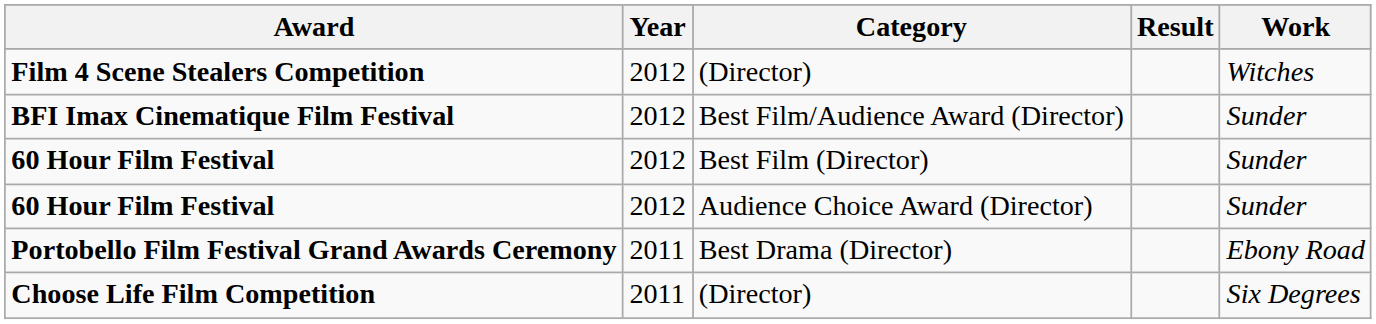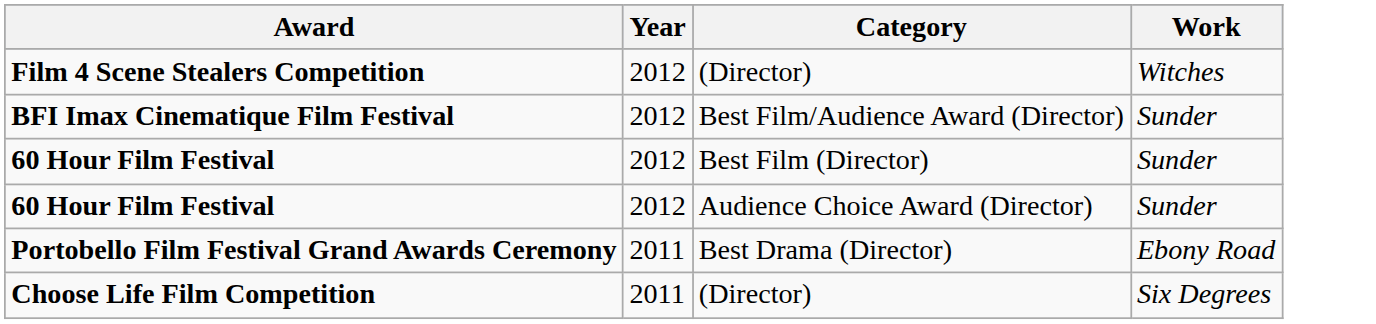- column: (1175, 26)
